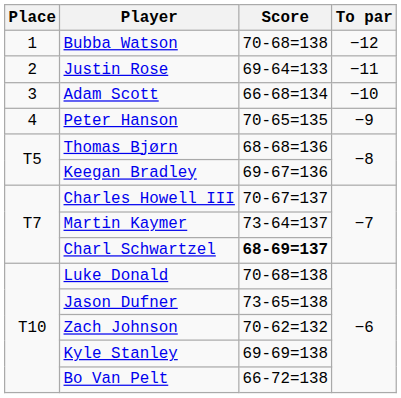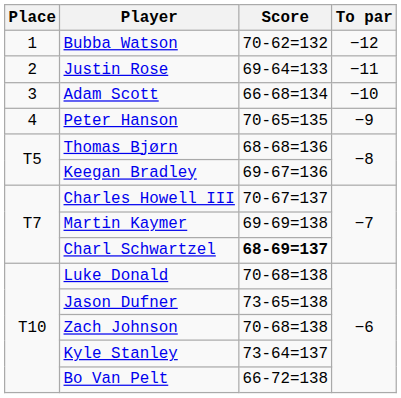(285, 43) 70-68=138 -> (285, 43) 70-62=132
(285, 224) 73-64=137 -> (285, 224) 69-69=138
(285, 328) 70-62=132 -> (285, 328) 70-68=138
(285, 354) 69-69=138 -> (285, 354) 73-64=137
